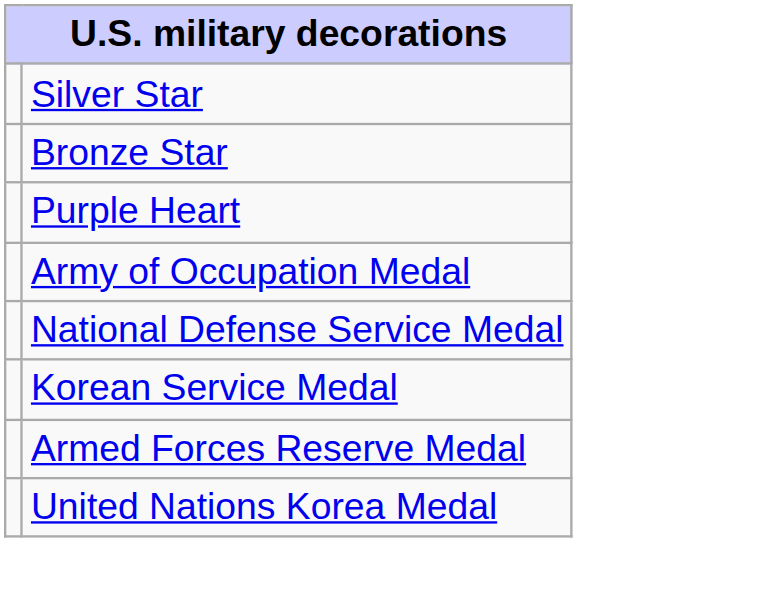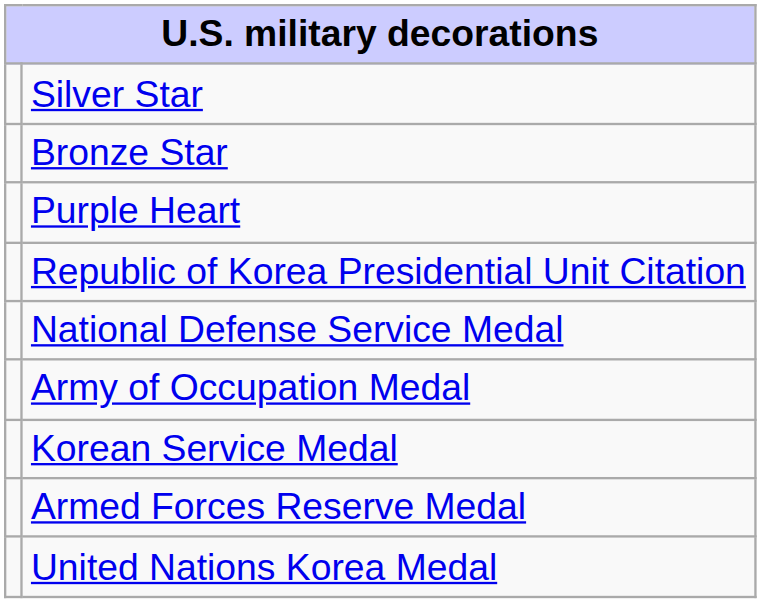+ row: (388, 270)
rows swapped: (251, 270) <-> (297, 329)
